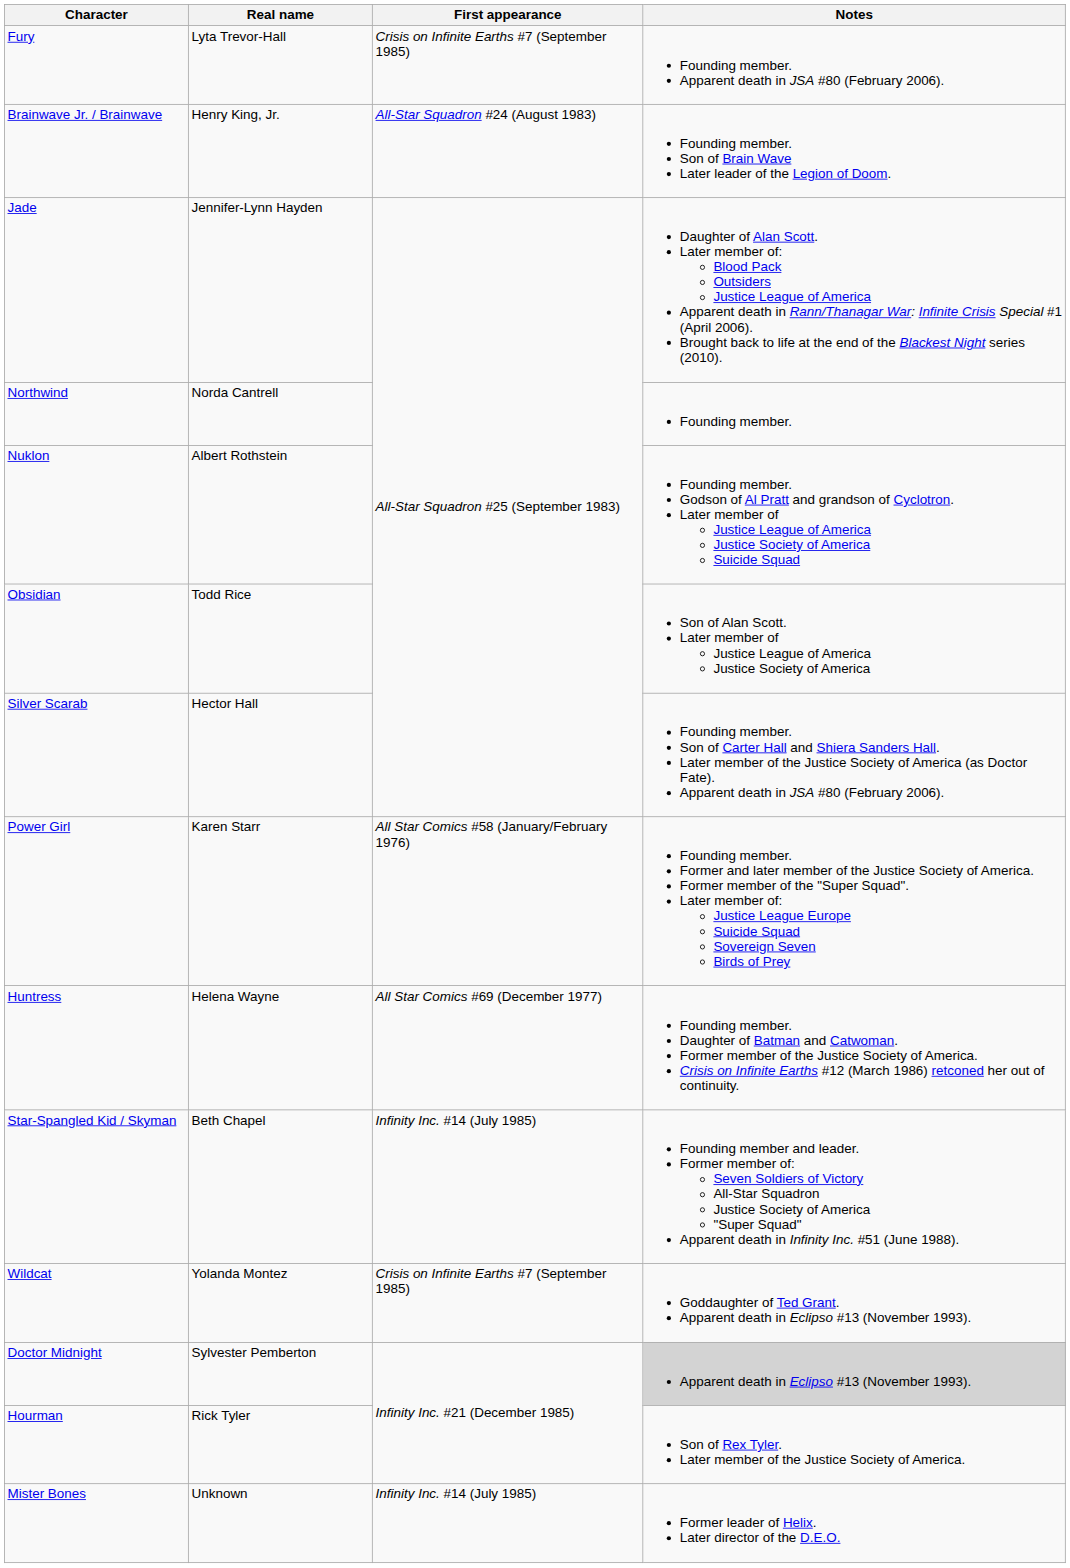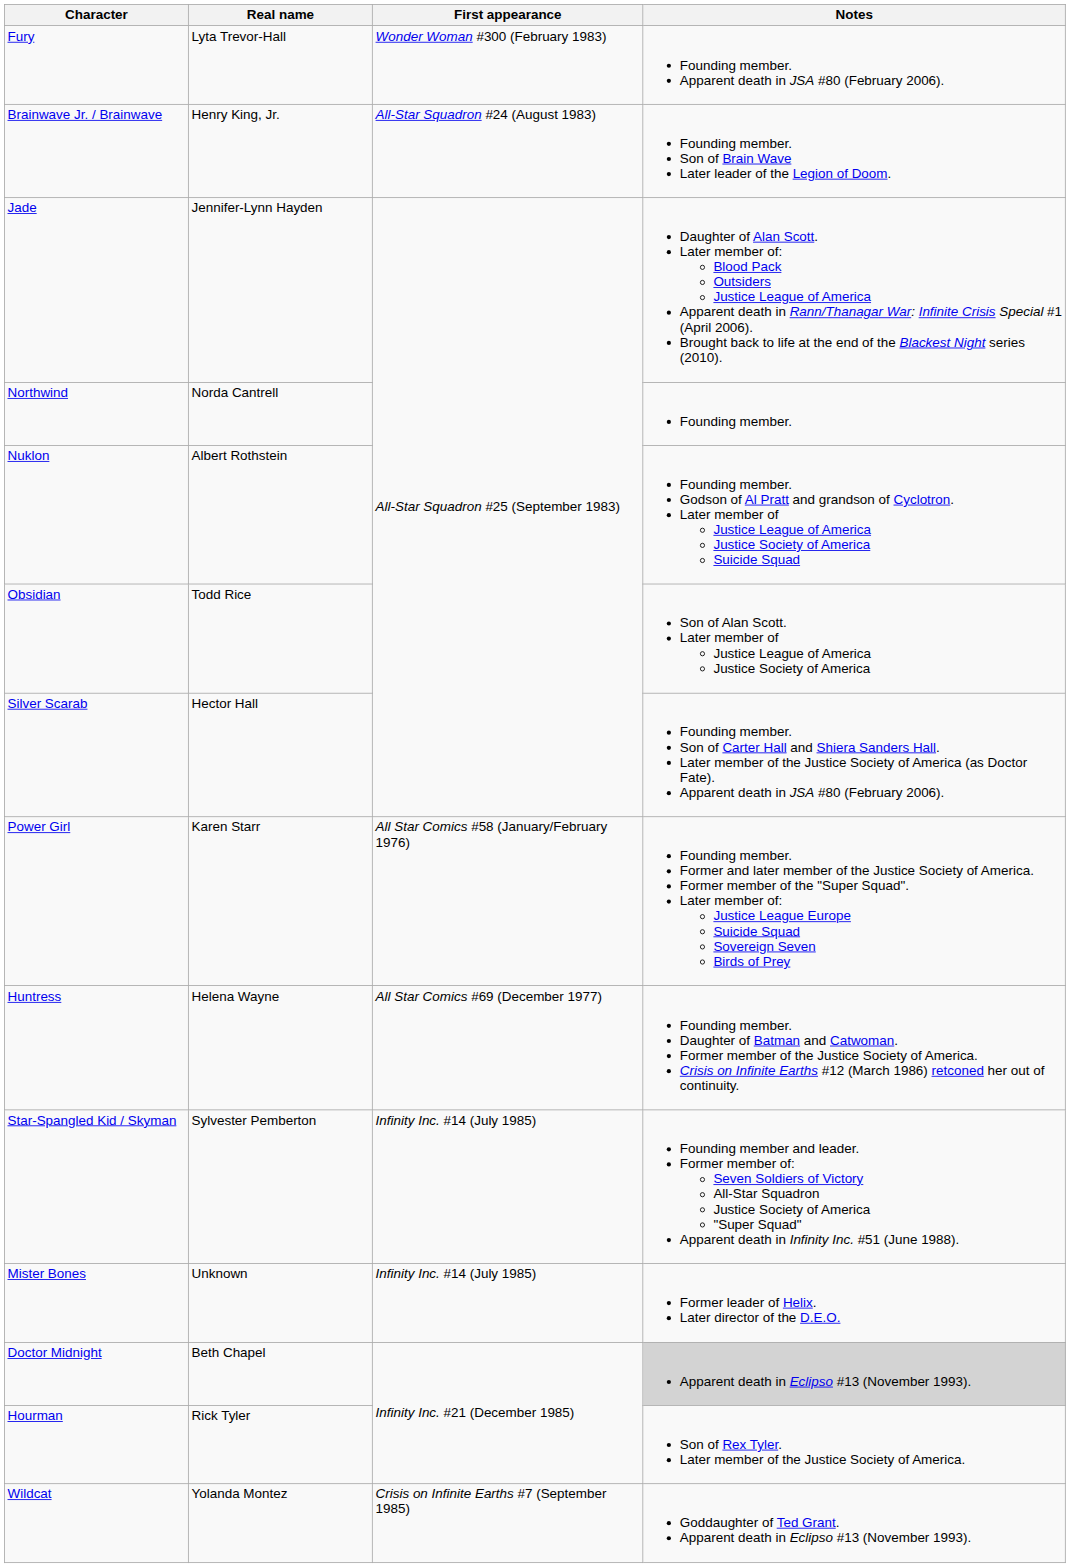(491, 44) Crisis on Infinite Earths #7 (September 1985) -> (491, 36) Wonder Woman #300 (February 1983)
(229, 1120) Beth Chapel -> (254, 1120) Sylvester Pemberton
rows swapped: (47, 1494) <-> (30, 1274)
(254, 1352) Sylvester Pemberton -> (229, 1352) Beth Chapel
